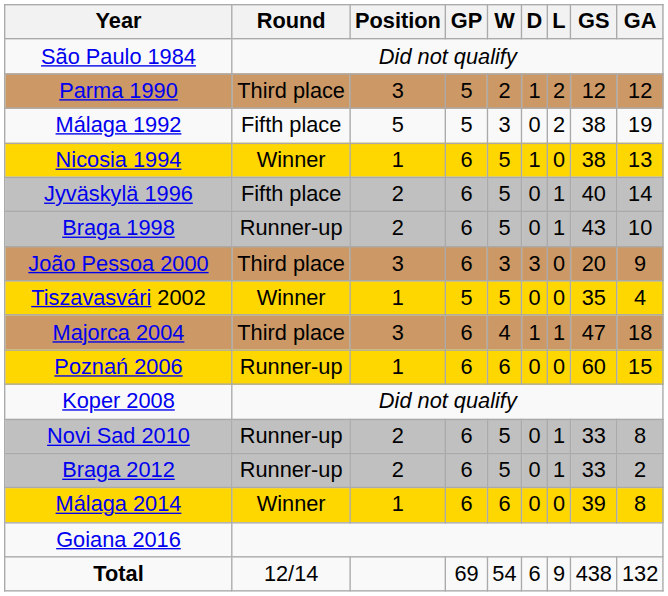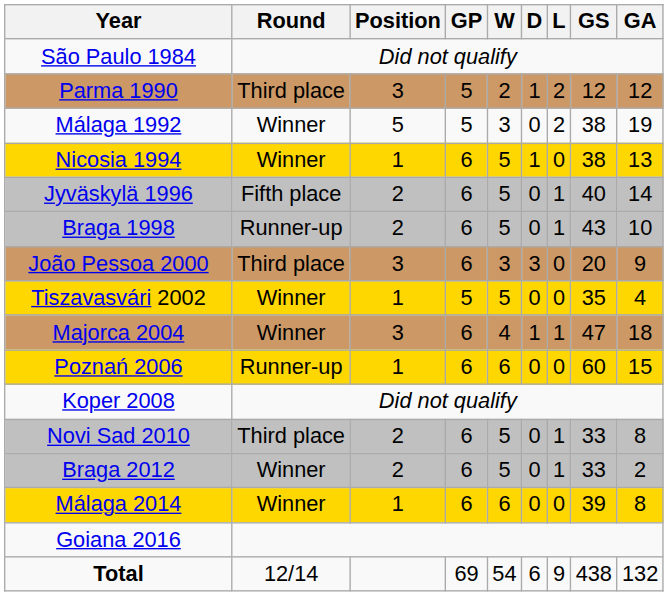(291, 125) Fifth place -> (291, 125) Winner
(291, 332) Third place -> (291, 332) Winner
(291, 435) Runner-up -> (291, 435) Third place
(291, 470) Runner-up -> (291, 470) Winner
